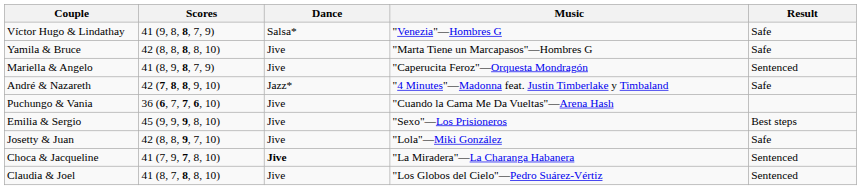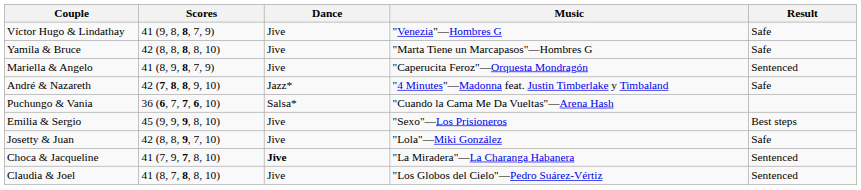(282, 31) Salsa* -> (276, 31) Jive
(276, 103) Jive -> (282, 103) Salsa*
